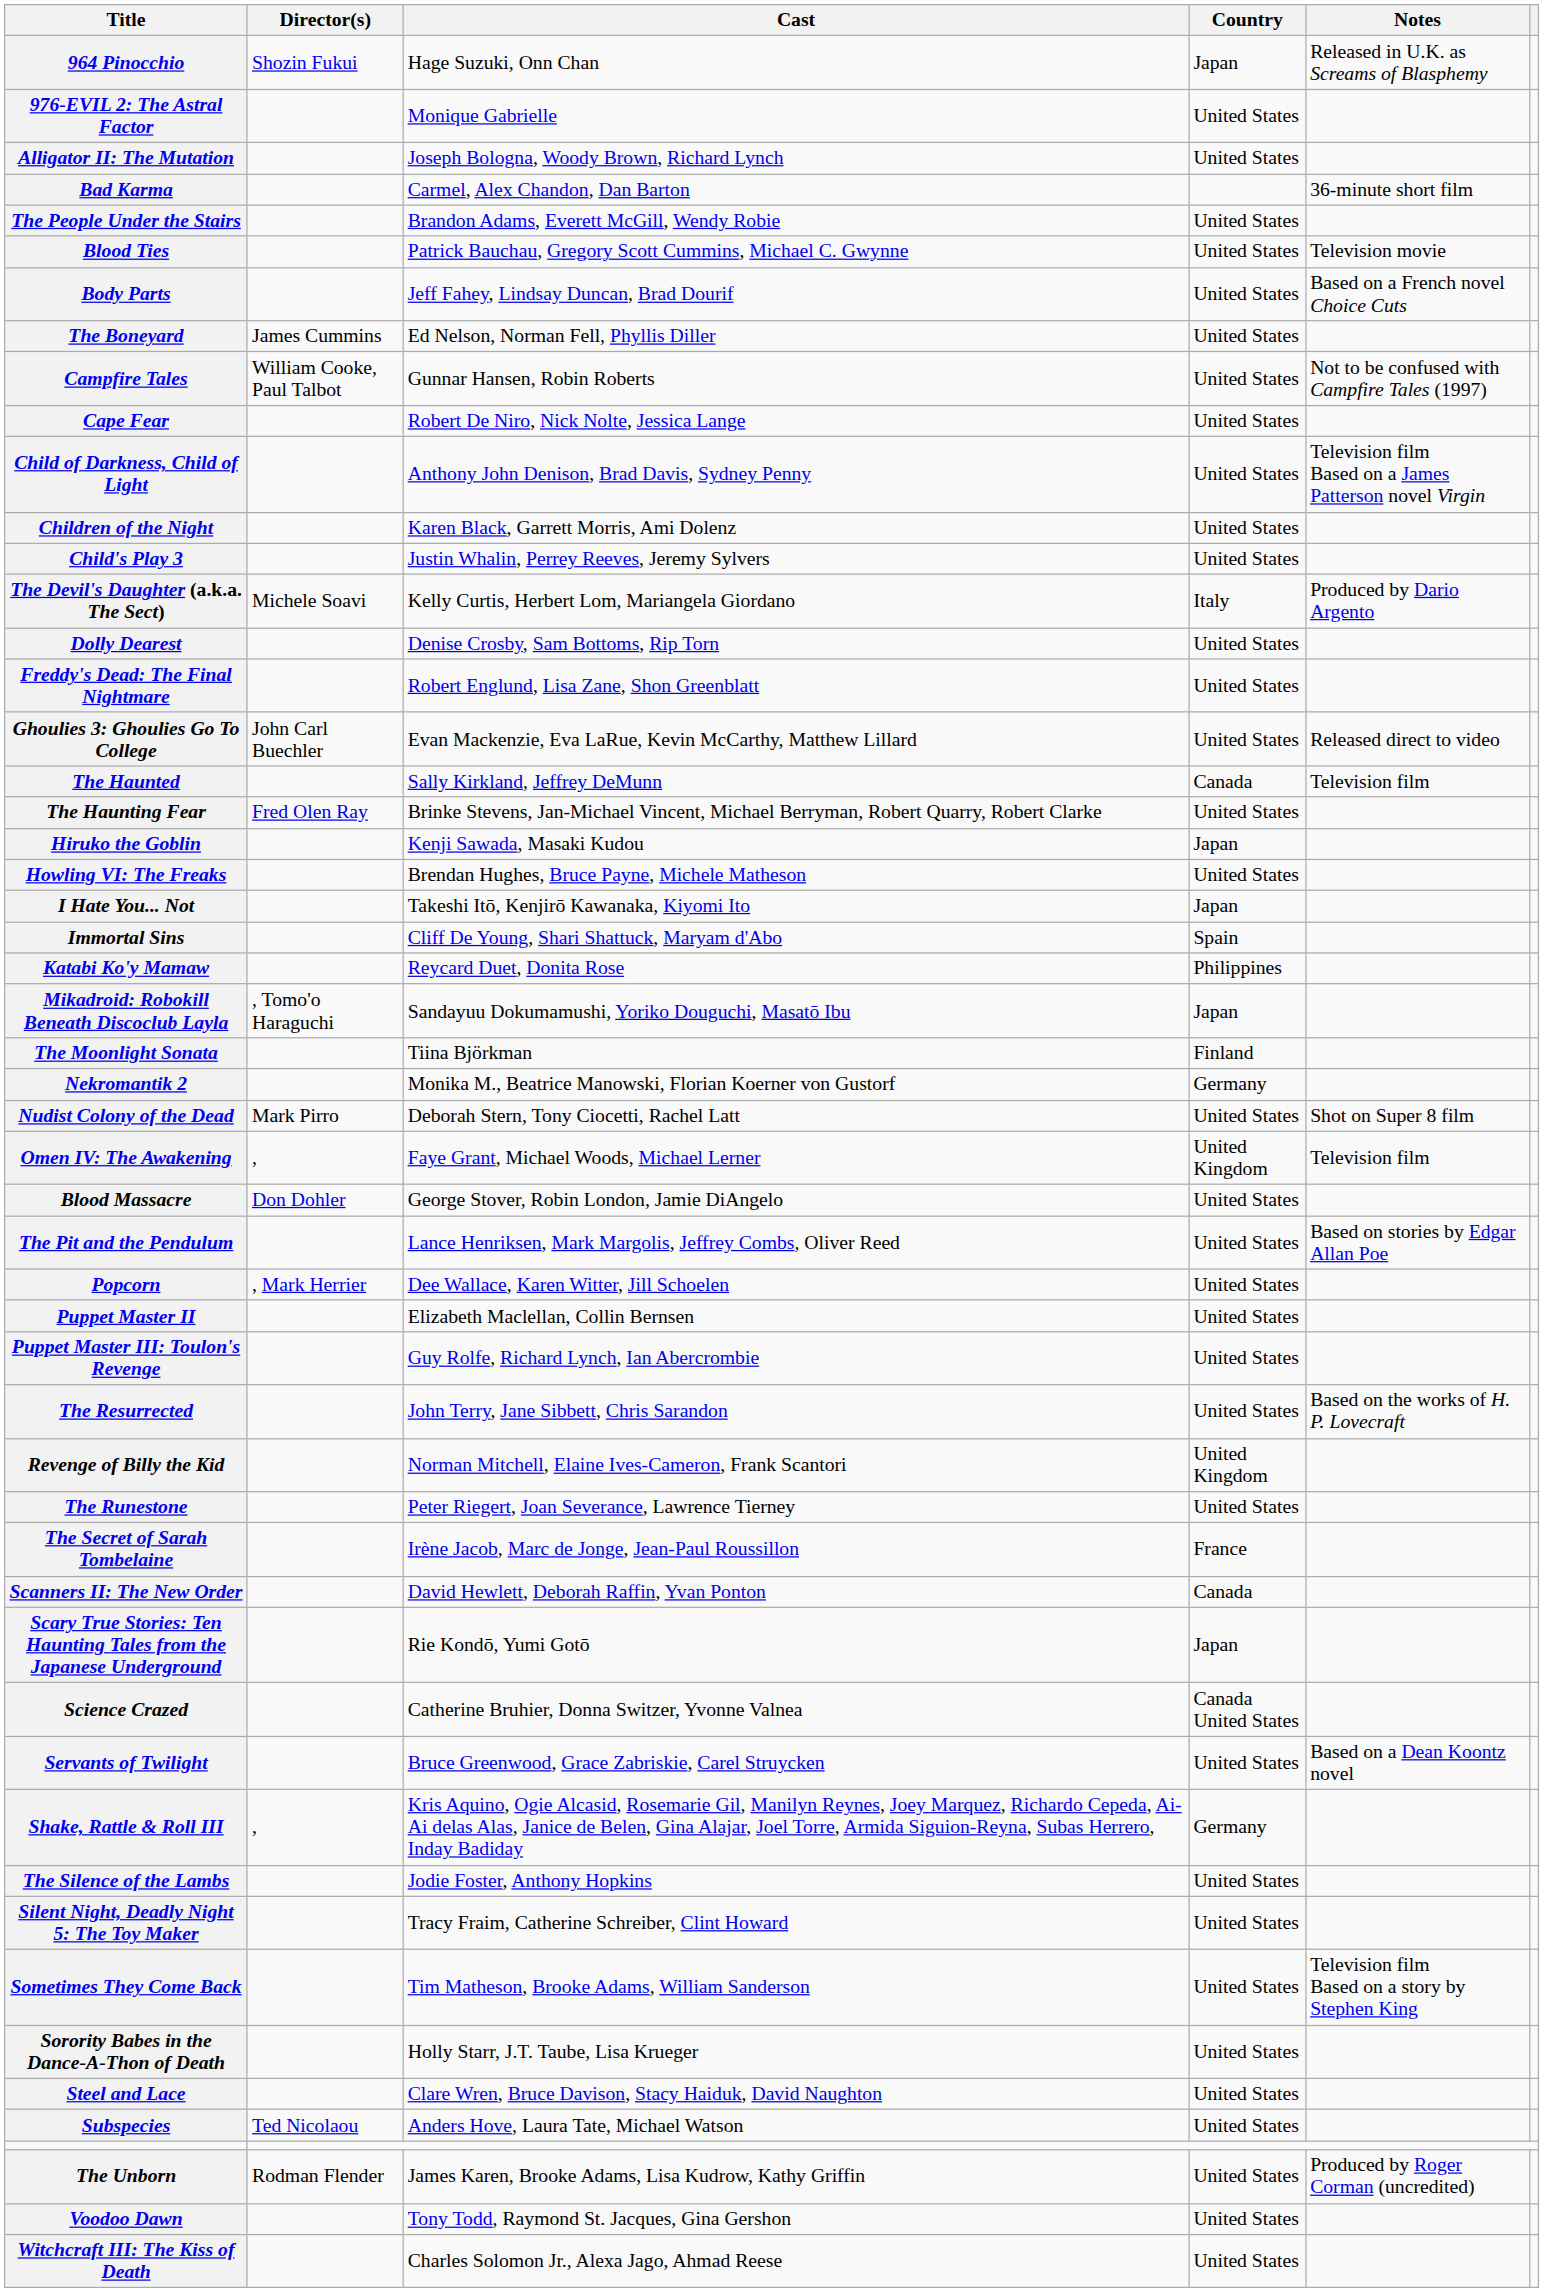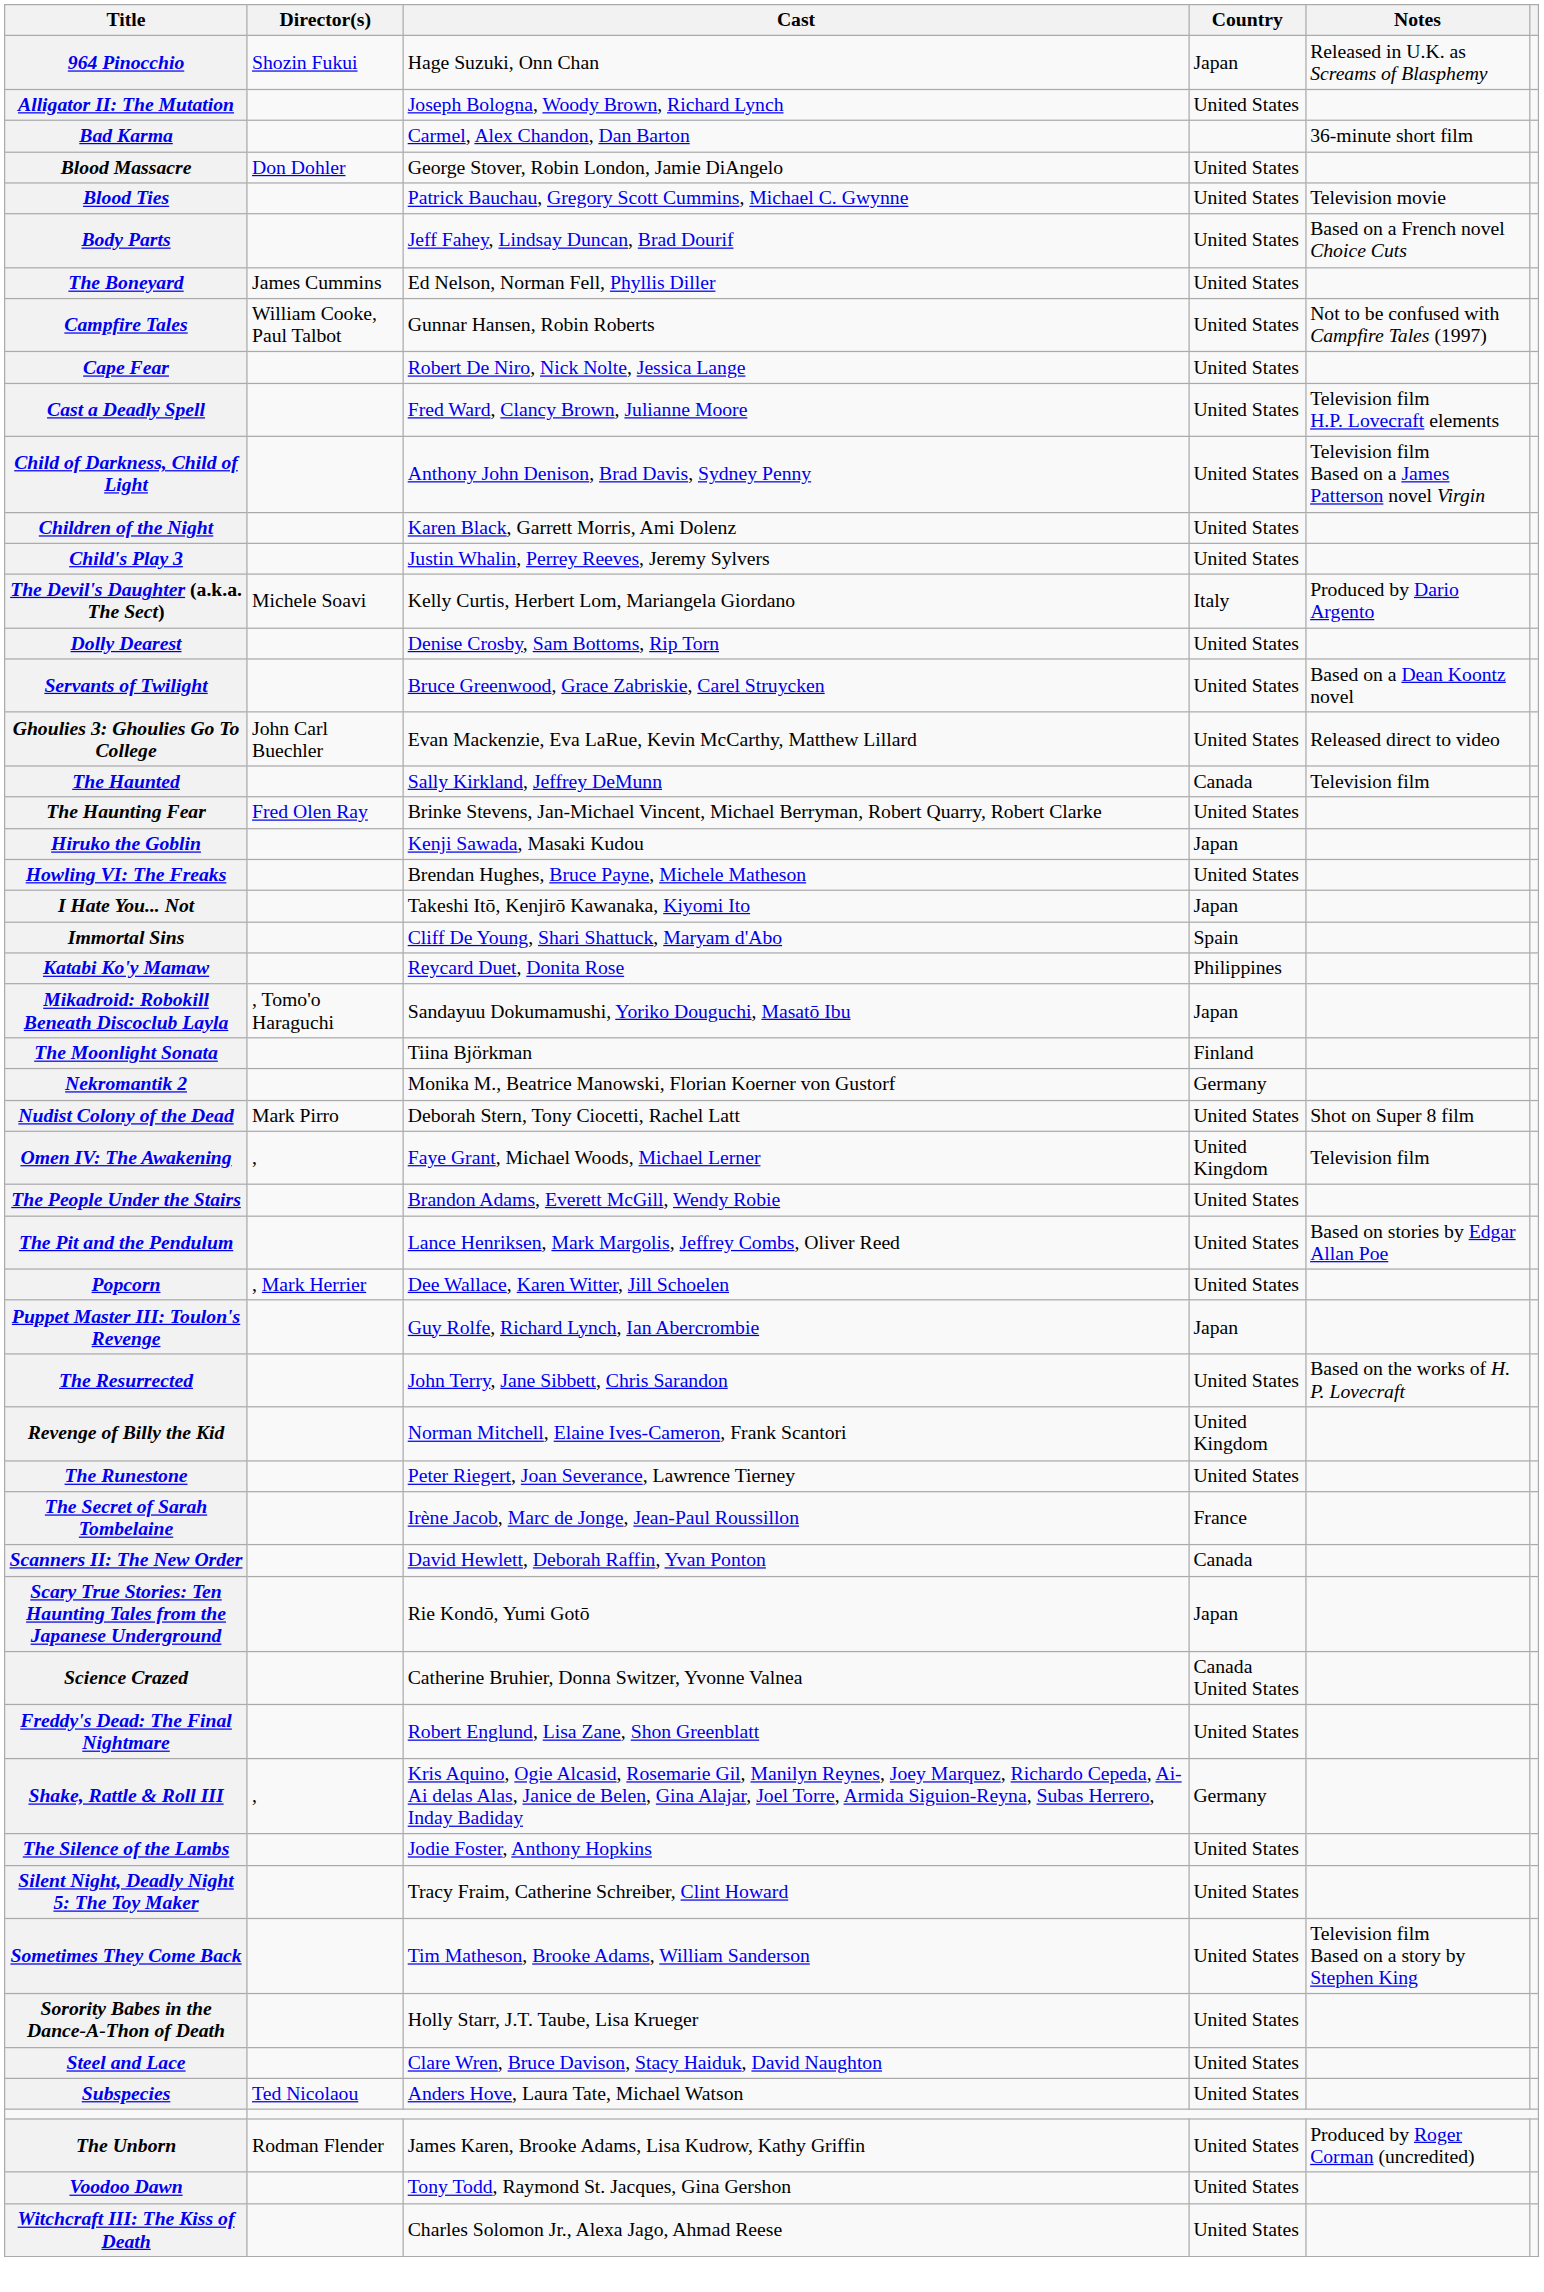- row: (126, 115)
rows swapped: (126, 1199) <-> (126, 220)
+ row: (126, 409)
rows swapped: (126, 685) <-> (126, 1762)
- row: (126, 1315)
(1246, 1358) United States -> (1216, 1326) Japan
